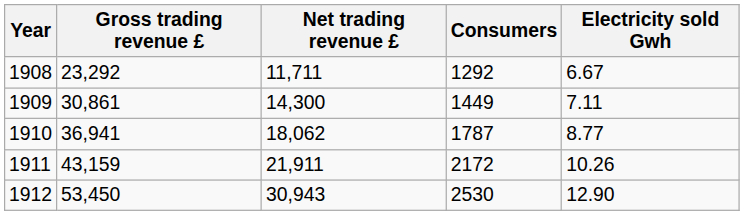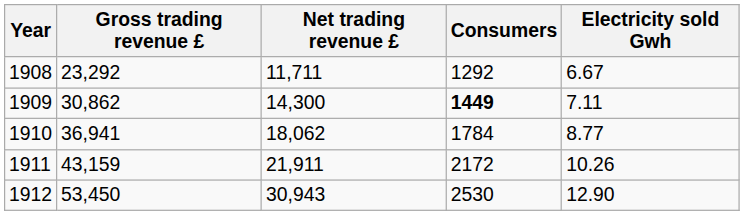(91, 103) 30,861 -> (91, 103) 30,862
(472, 103) normal -> (472, 103) bold
(472, 133) 1787 -> (472, 133) 1784
